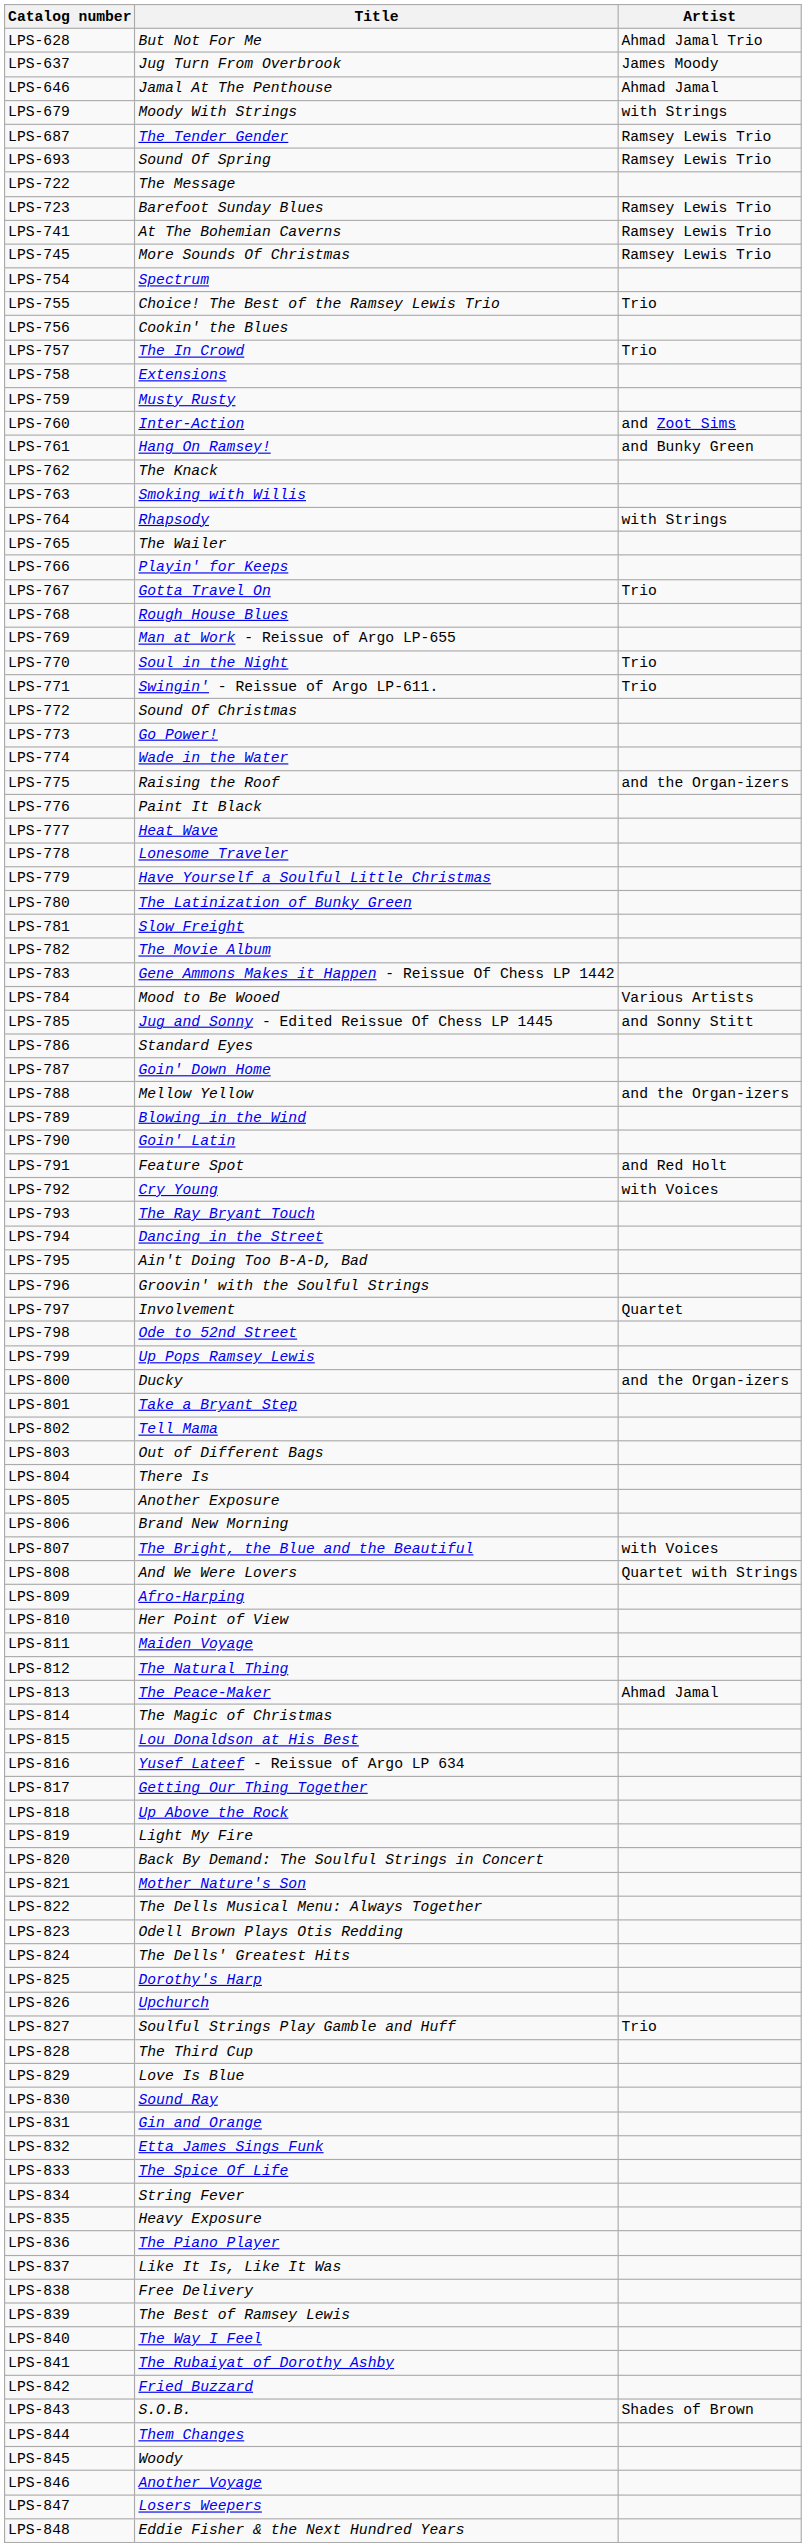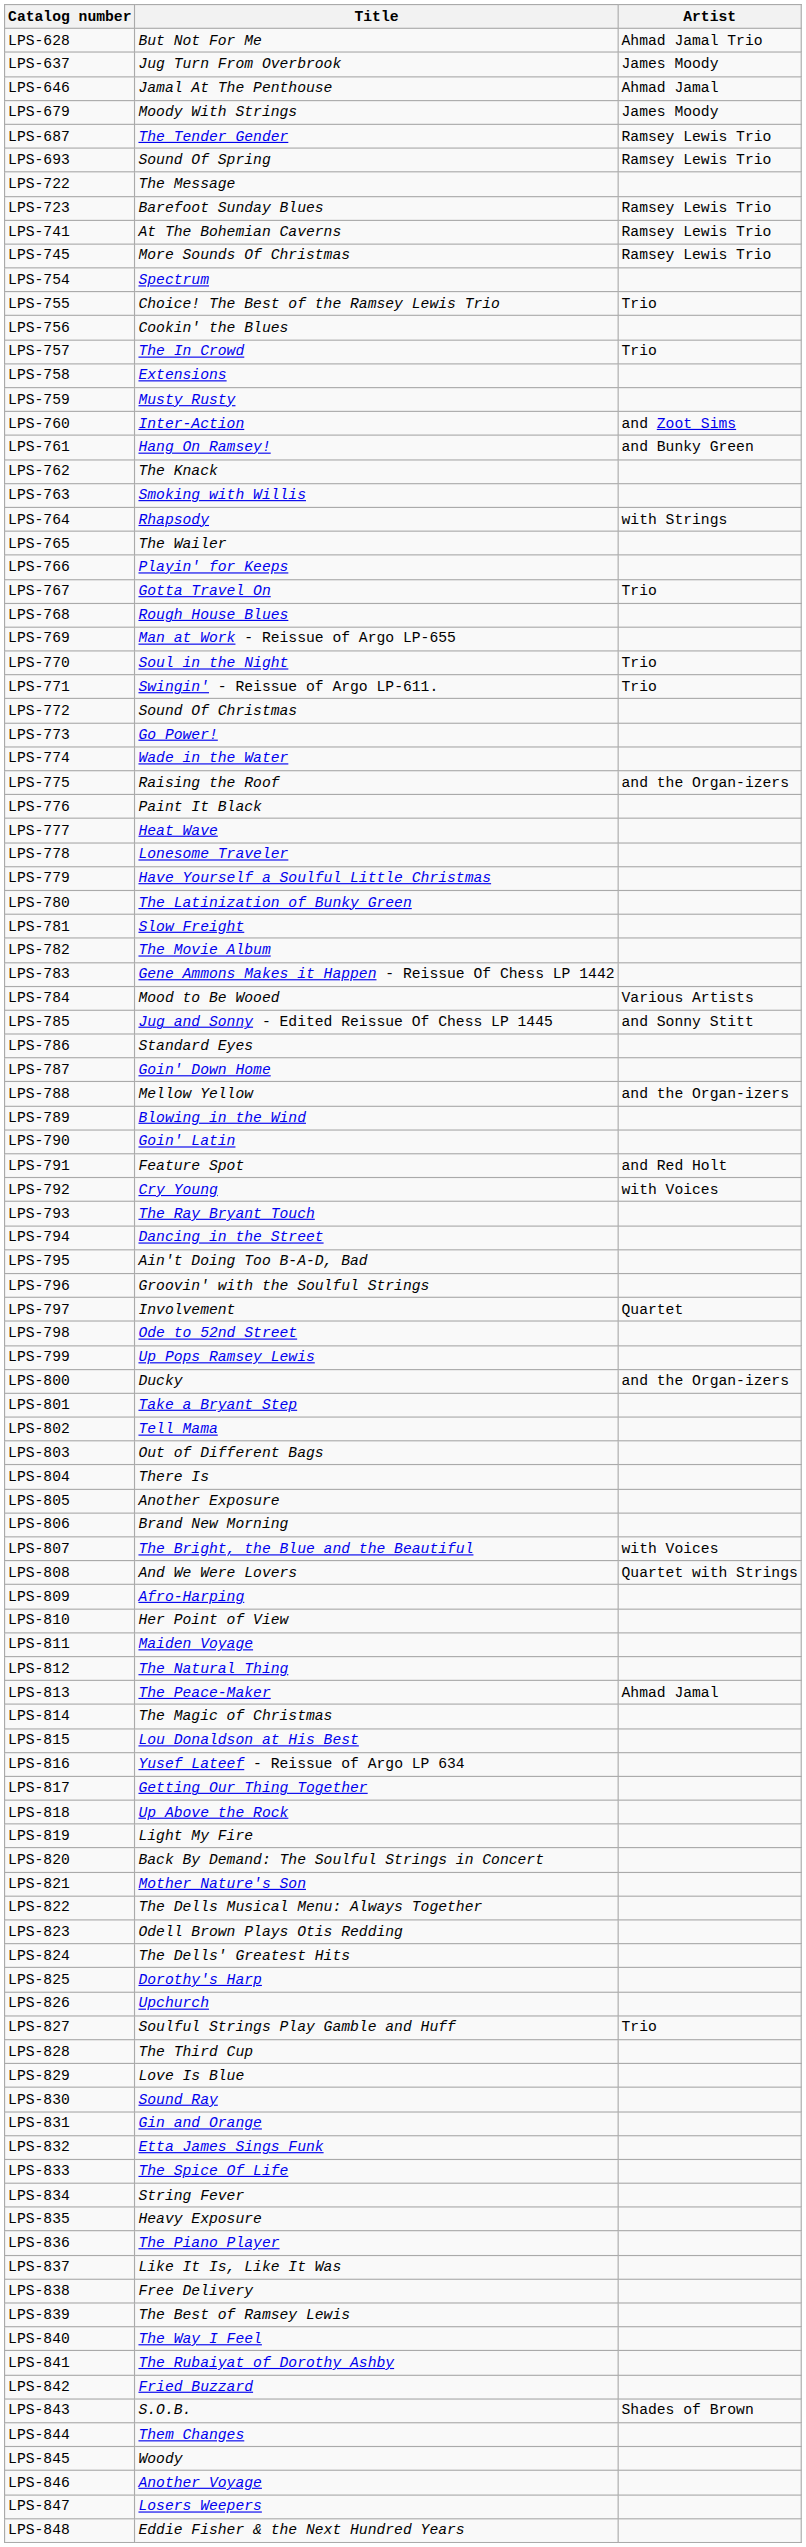(674, 112) with Strings -> (670, 112) James Moody
